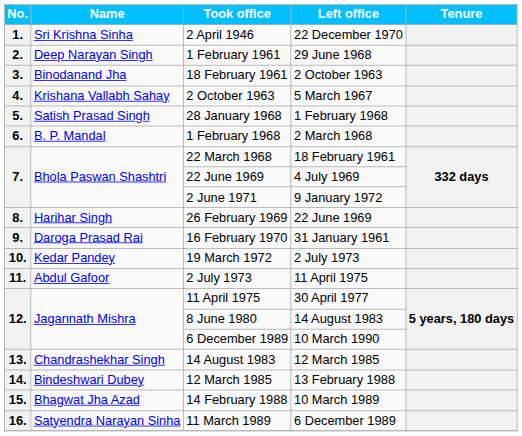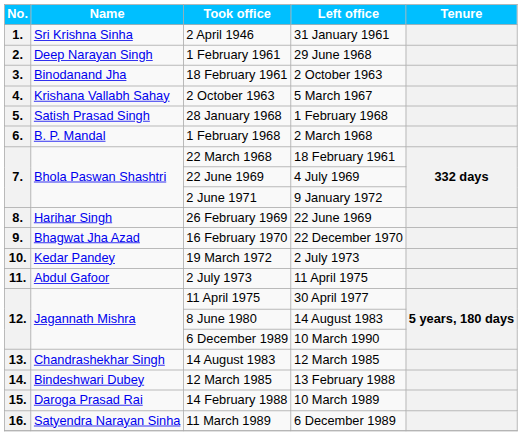(348, 34) 22 December 1970 -> (342, 34) 31 January 1961
(88, 237) Daroga Prasad Rai -> (87, 237) Bhagwat Jha Azad
(342, 237) 31 January 1961 -> (348, 237) 22 December 1970
(87, 400) Bhagwat Jha Azad -> (88, 400) Daroga Prasad Rai
